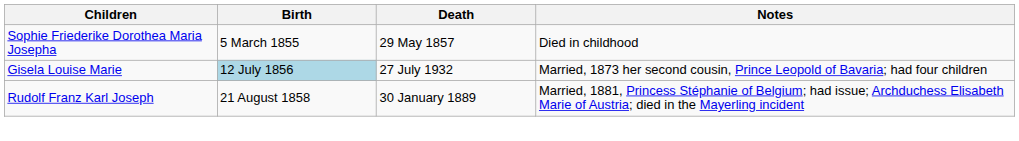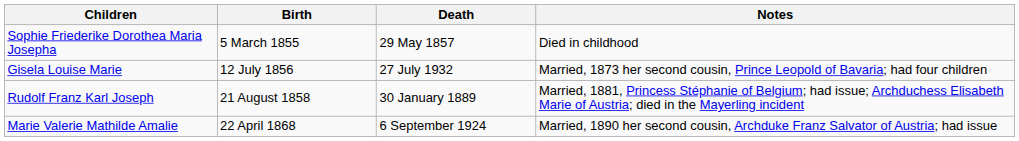(257, 70) lightblue background -> (257, 70) no background
+ row: (93, 126)
